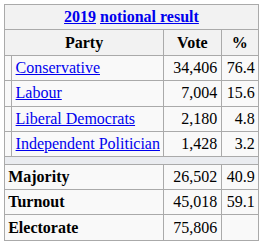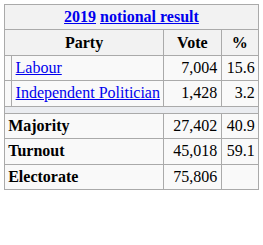- row: (58, 67)
- row: (75, 118)
(195, 176) 26,502 -> (195, 126) 27,402
